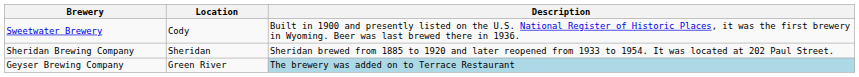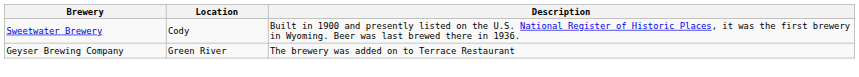- row: (70, 51)
(392, 65) lightblue background -> (392, 51) no background
